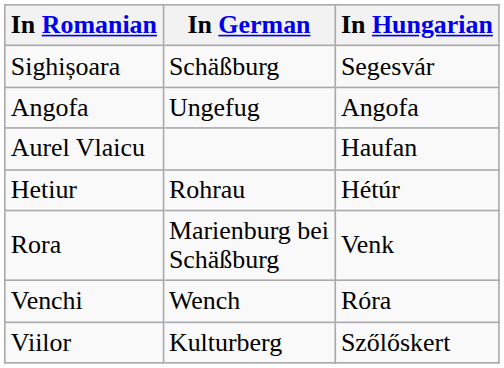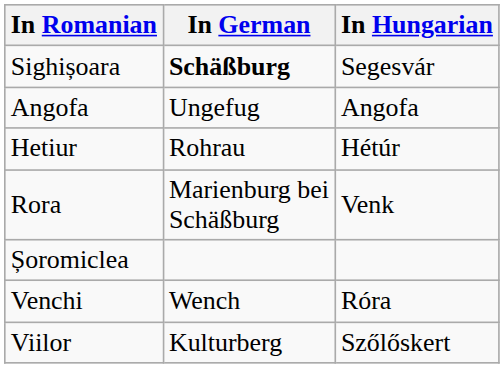(224, 66) normal -> (229, 66) bold
- row: (78, 148)
+ row: (70, 259)
